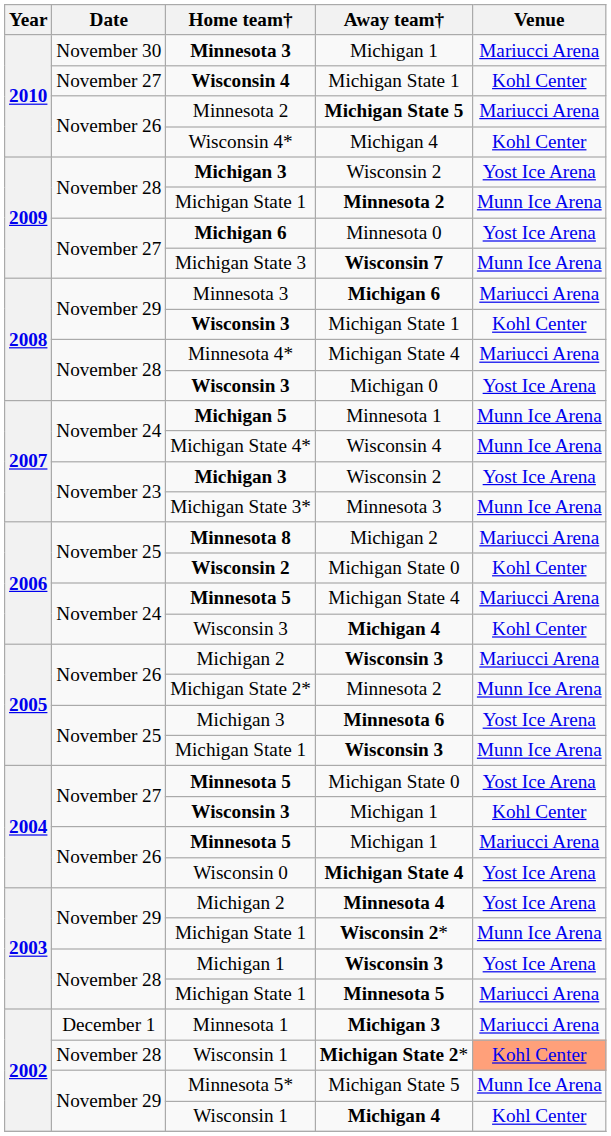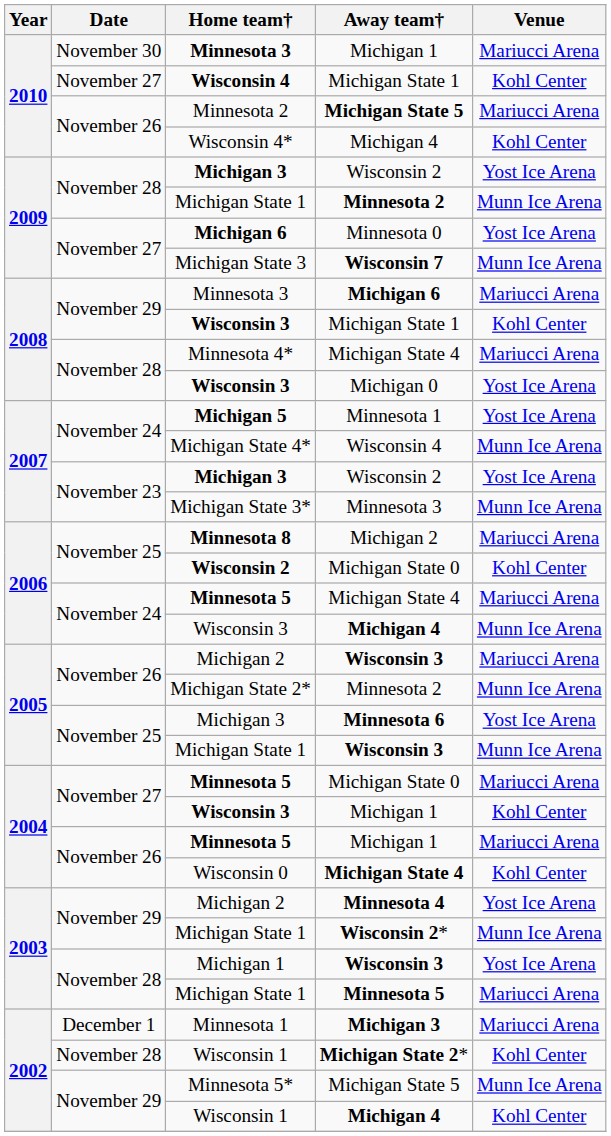(539, 415) Munn Ice Arena -> (539, 415) Yost Ice Arena
(539, 628) Kohl Center -> (539, 628) Munn Ice Arena
(539, 780) Yost Ice Arena -> (539, 780) Mariucci Arena
(539, 872) Yost Ice Arena -> (539, 872) Kohl Center
(539, 1055) lightsalmon background -> (539, 1055) no background
